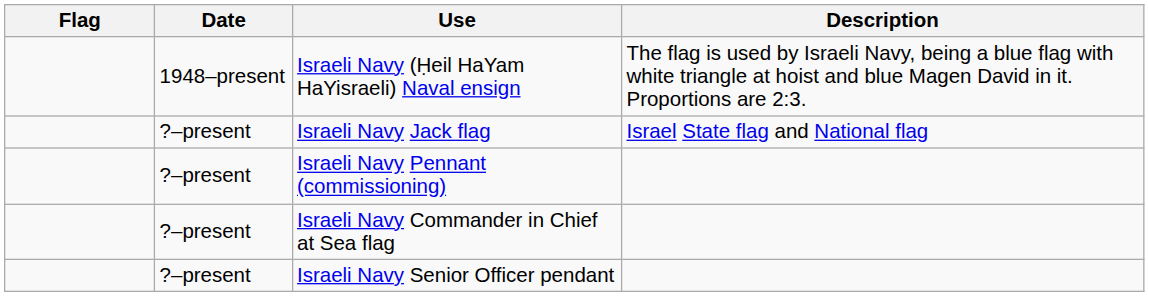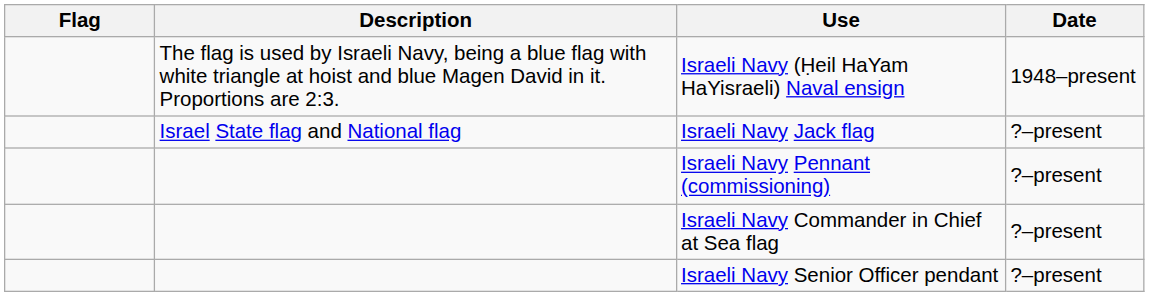columns swapped: (224, 20) <-> (882, 20)
